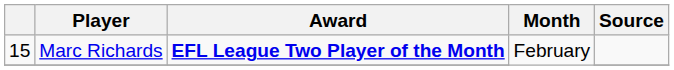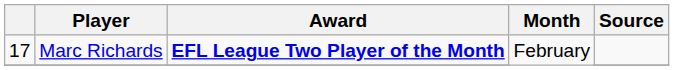(20, 50) 15 -> (20, 50) 17
